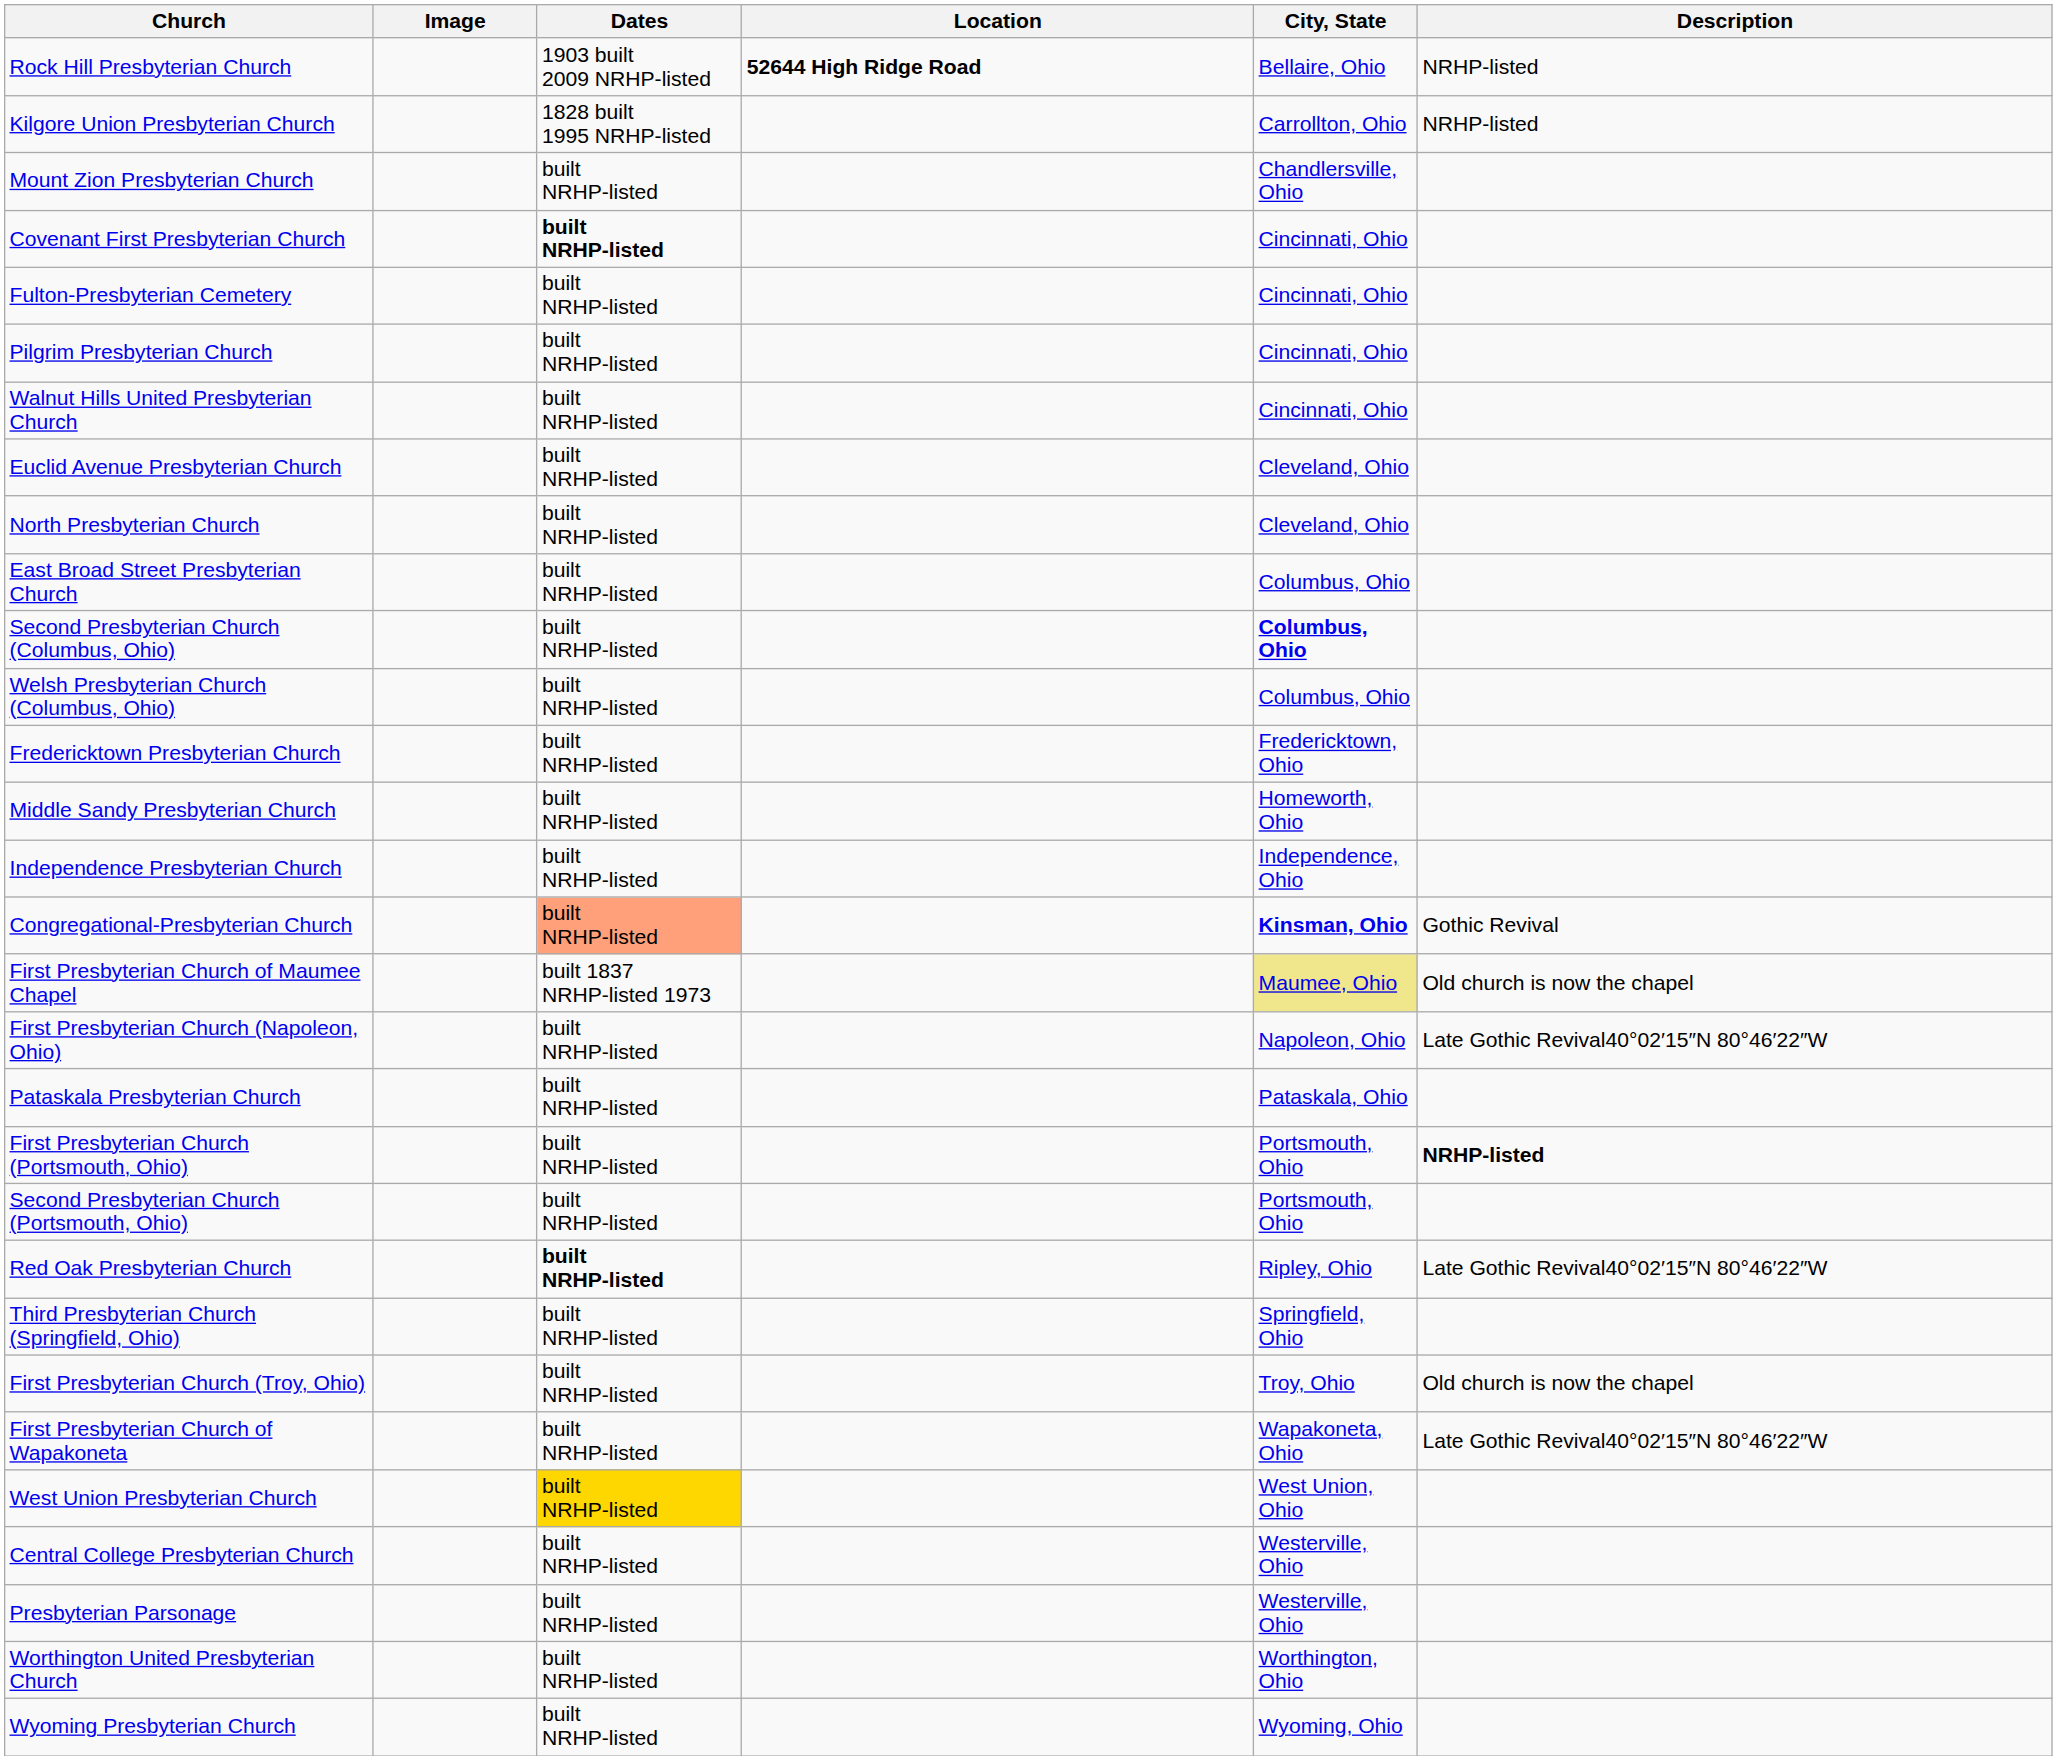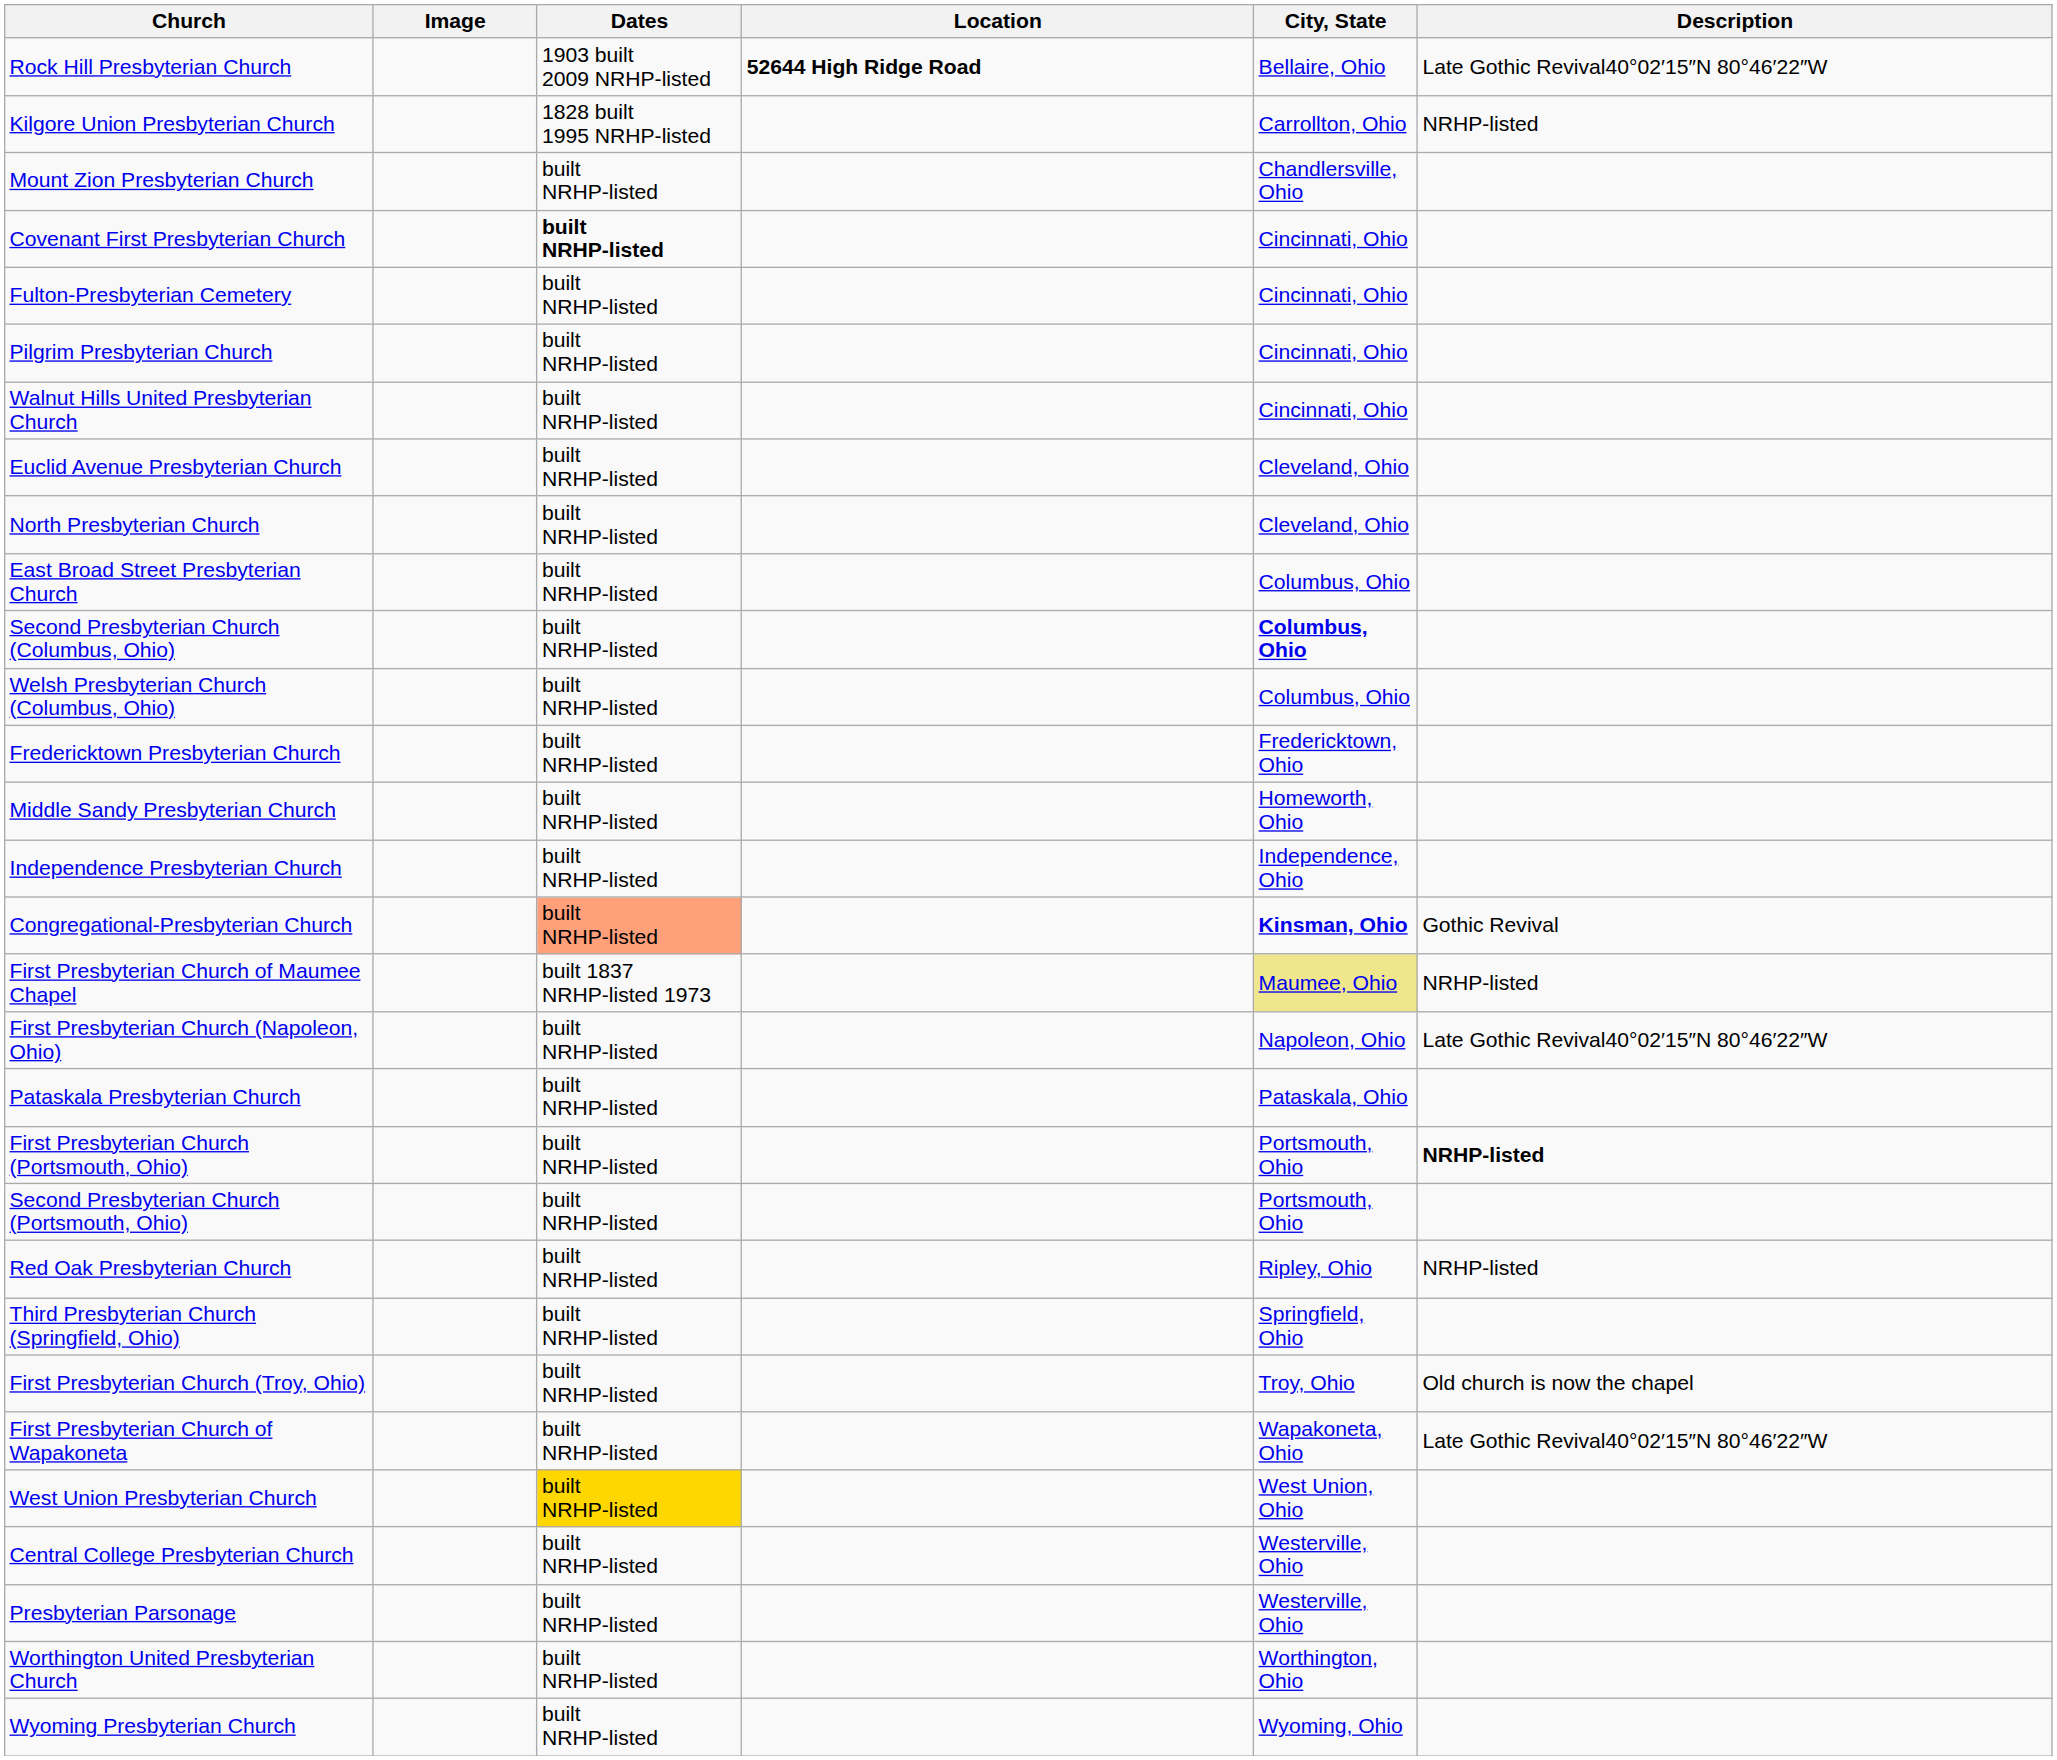(1481, 66) NRHP-listed -> (1625, 66) Late Gothic Revival40°02′15″N 80°46′22″W
(1558, 982) Old church is now the chapel -> (1481, 982) NRHP-listed
(603, 1268) bold -> (600, 1268) normal
(1625, 1268) Late Gothic Revival40°02′15″N 80°46′22″W -> (1481, 1268) NRHP-listed
